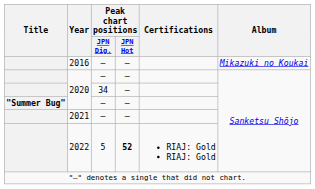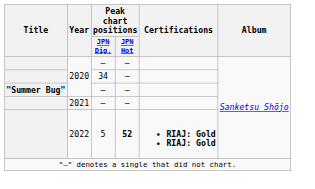- row: (79, 63)
(179, 152) normal -> (179, 139) bold
